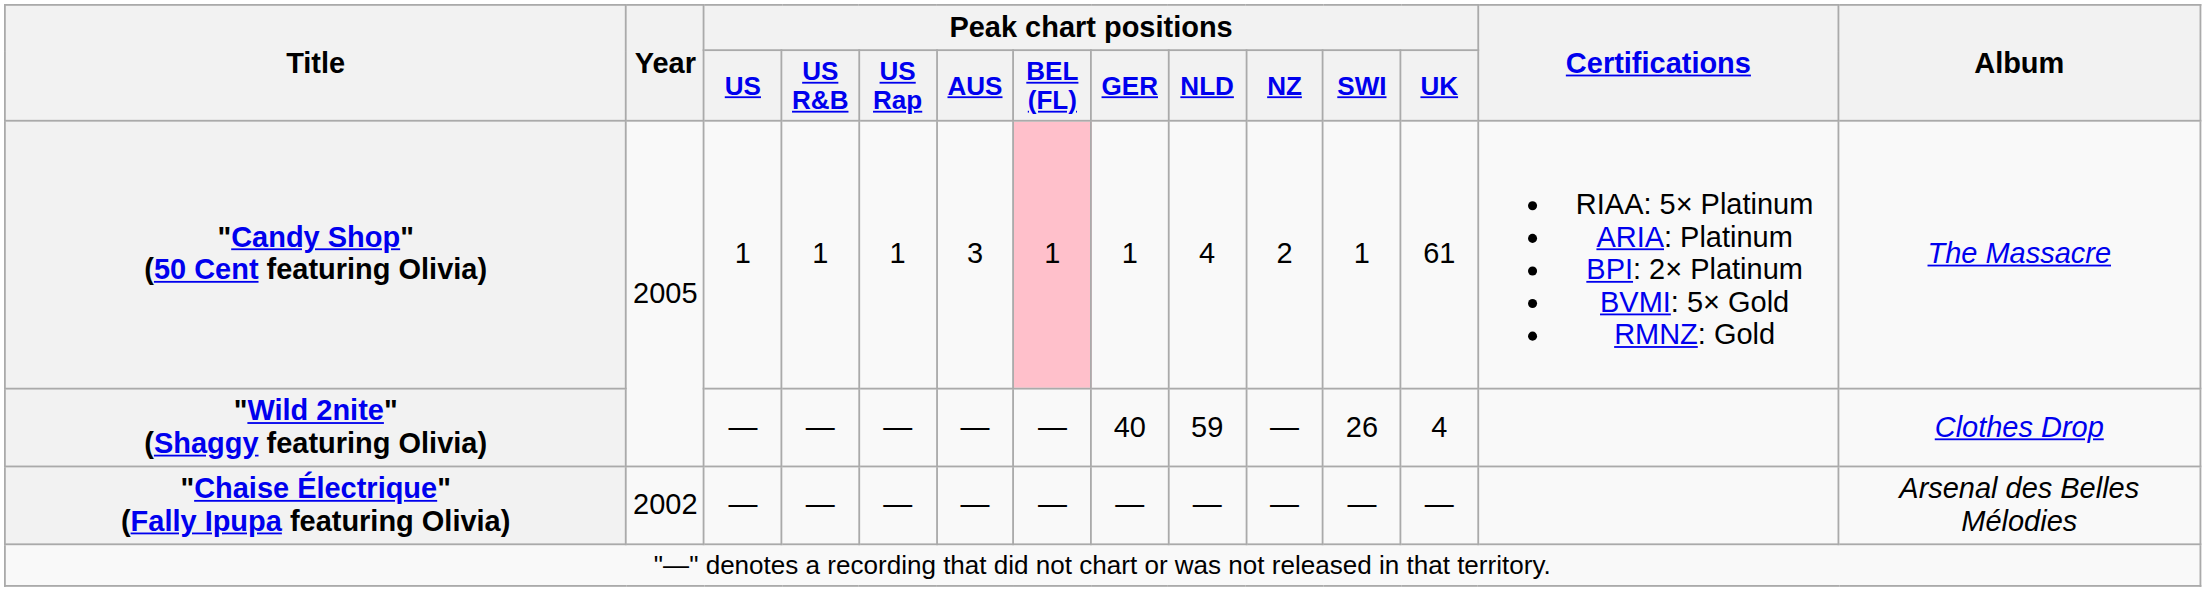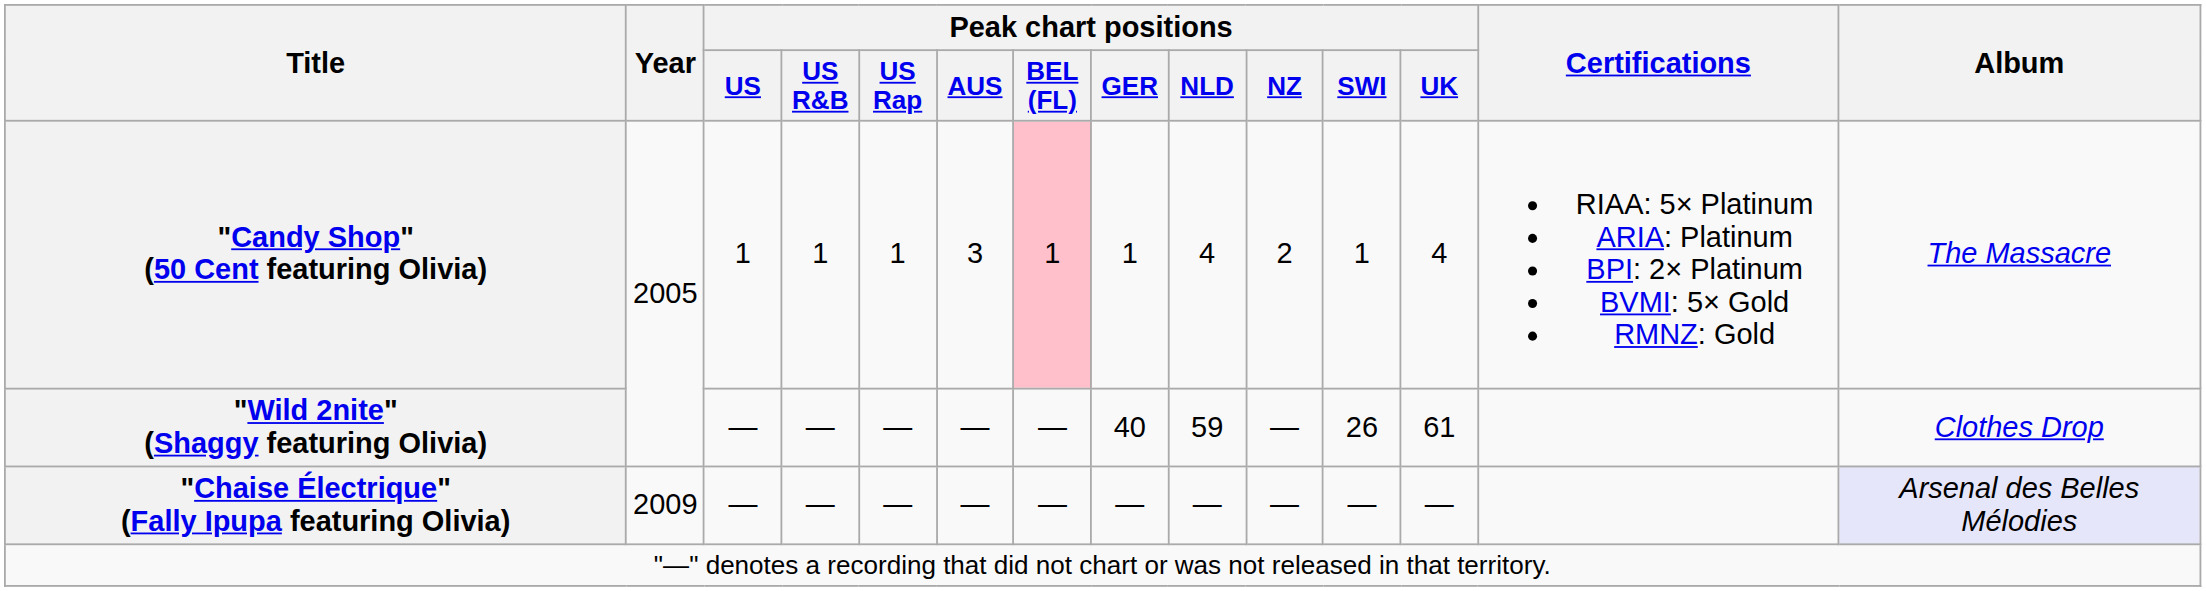(1439, 253) 61 -> (1439, 253) 4
(1439, 426) 4 -> (1439, 426) 61
(665, 505) 2002 -> (665, 505) 2009
(2019, 505) no background -> (2019, 505) lavender background
